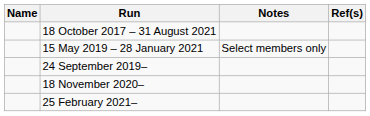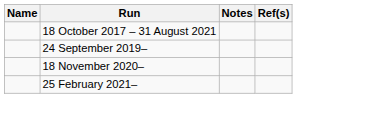- row: (123, 48)
